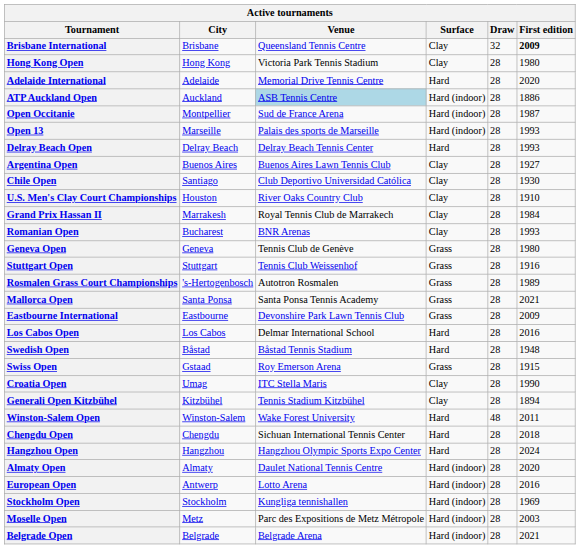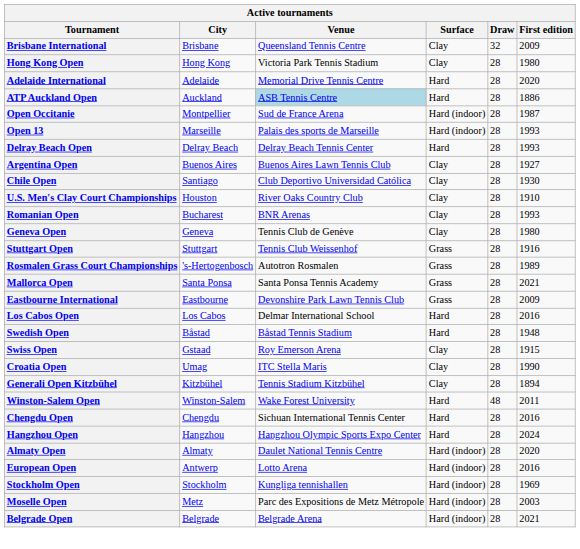(529, 47) bold -> (529, 47) normal
(457, 97) Hard (indoor) -> (439, 97) Hard
- row: (54, 215)
(440, 249) Grass -> (438, 232) Clay
(440, 367) Grass -> (438, 350) Clay
(529, 434) 2018 -> (529, 418) 2016
